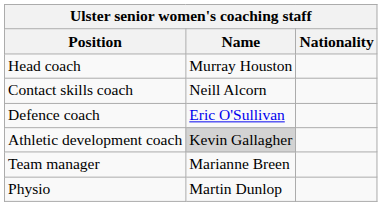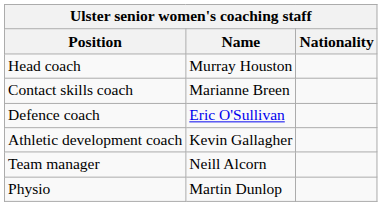(228, 90) Neill Alcorn -> (240, 90) Marianne Breen
(241, 139) lightgrey background -> (241, 139) no background
(240, 164) Marianne Breen -> (228, 164) Neill Alcorn
